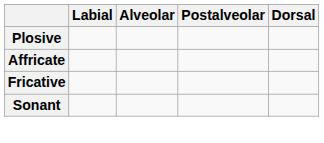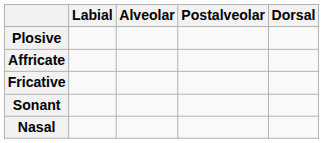+ row: (37, 127)
